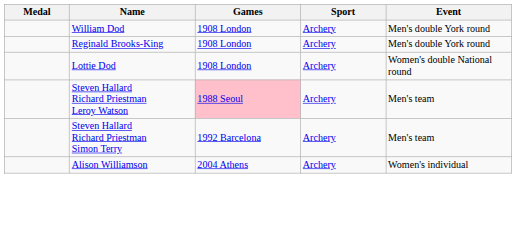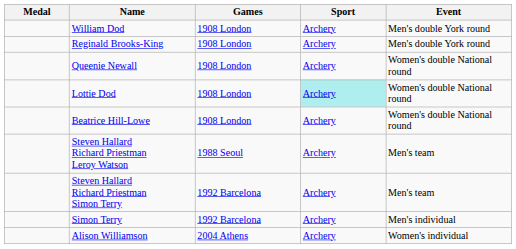+ row: (104, 66)
(319, 66) no background -> (319, 93) paleturquoise background
+ row: (111, 120)
(220, 99) pink background -> (220, 153) no background
+ row: (97, 219)
